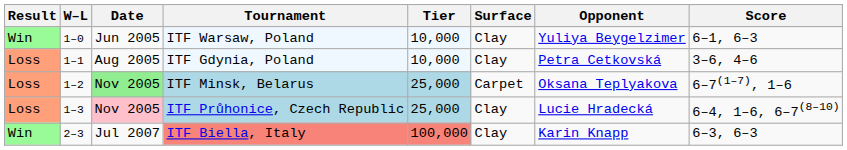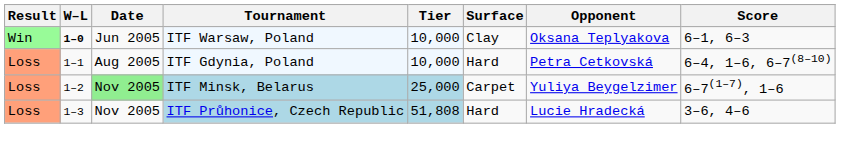(74, 38) normal -> (74, 38) bold
(612, 38) Yuliya Beygelzimer -> (600, 38) Oksana Teplyakova
(491, 60) Clay -> (483, 62) Hard
(725, 60) 3–6, 4–6 -> (758, 62) 6–4, 1–6, 6–7(8–10)
(608, 84) Oksana Teplyakova -> (604, 88) Yuliya Beygelzimer
(127, 110) pink background -> (127, 112) no background
(435, 110) 25,000 -> (435, 112) 51,808
(491, 110) Clay -> (483, 112) Hard
(766, 110) 6–4, 1–6, 6–7(8–10) -> (717, 112) 3–6, 4–6
- row: (236, 134)
